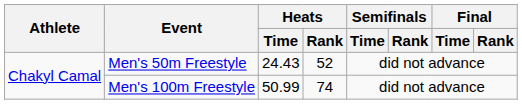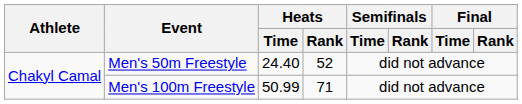(281, 64) 24.43 -> (281, 64) 24.40
(325, 88) 74 -> (325, 88) 71
